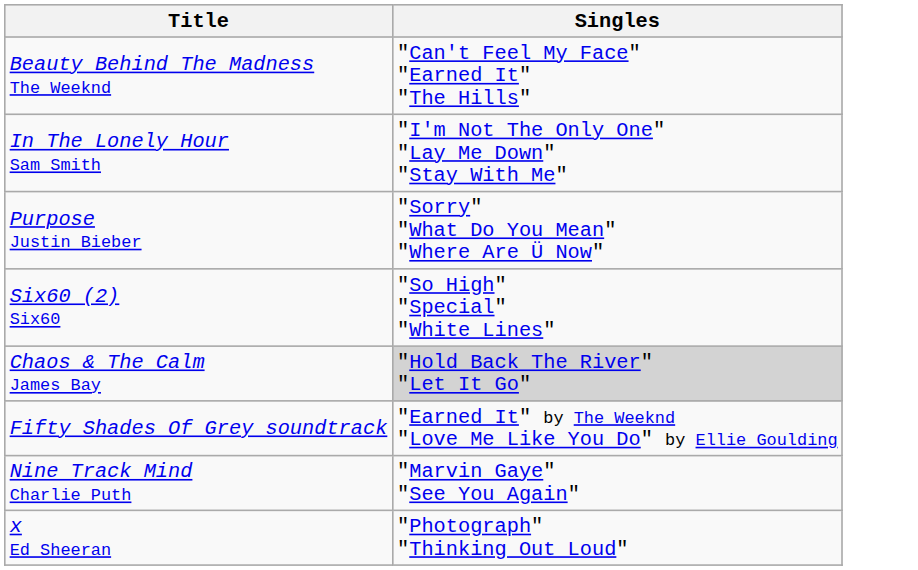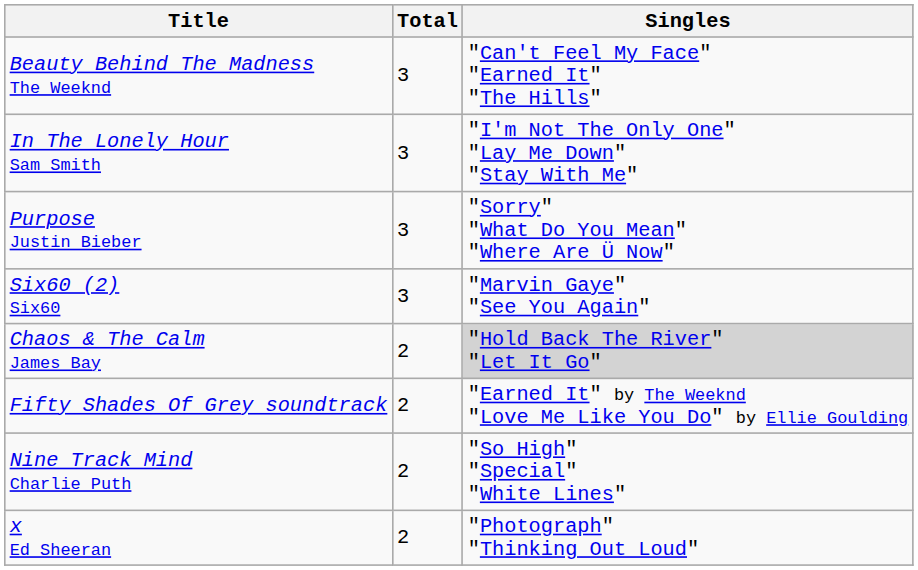+ column: (428, 21)
(476, 307) "So High" "Special" "White Lines" -> (559, 296) "Marvin Gaye" "See You Again"
(488, 483) "Marvin Gaye" "See You Again" -> (547, 472) "So High" "Special" "White Lines"
